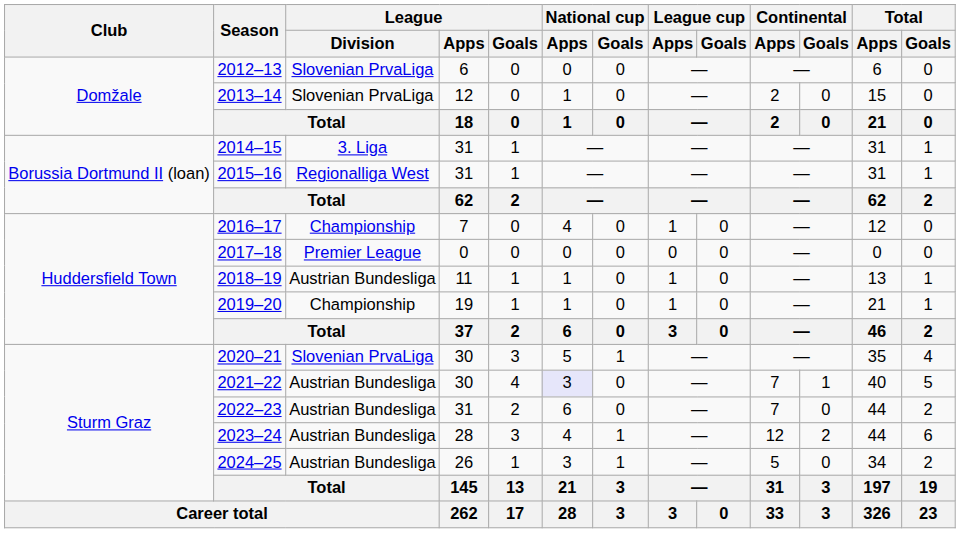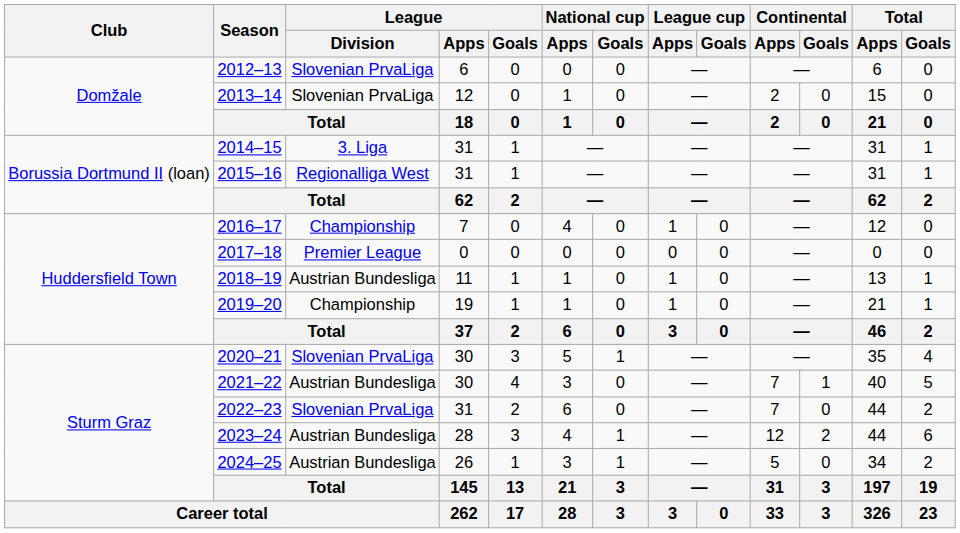(567, 383) lavender background -> (567, 383) no background
(362, 409) Austrian Bundesliga -> (362, 409) Slovenian PrvaLiga
